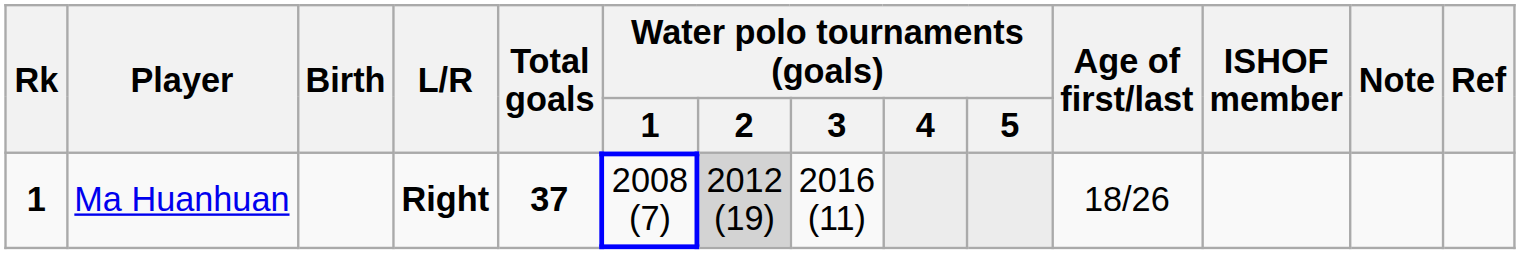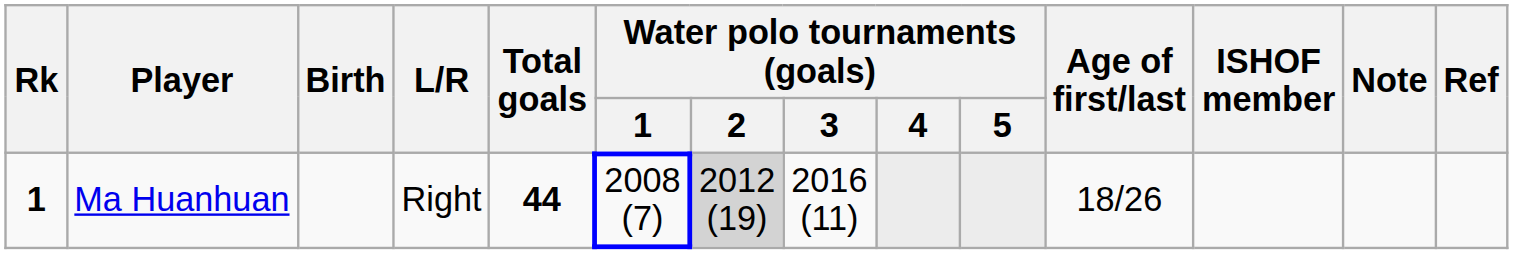(445, 200) bold -> (442, 200) normal
(549, 200) 37 -> (542, 200) 44
